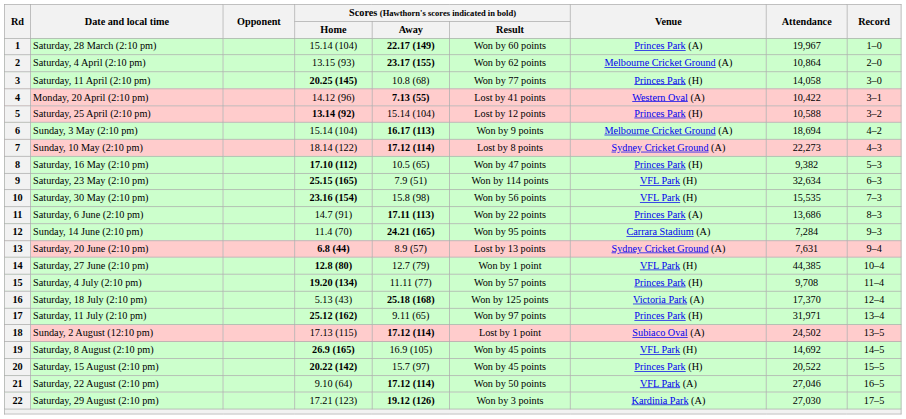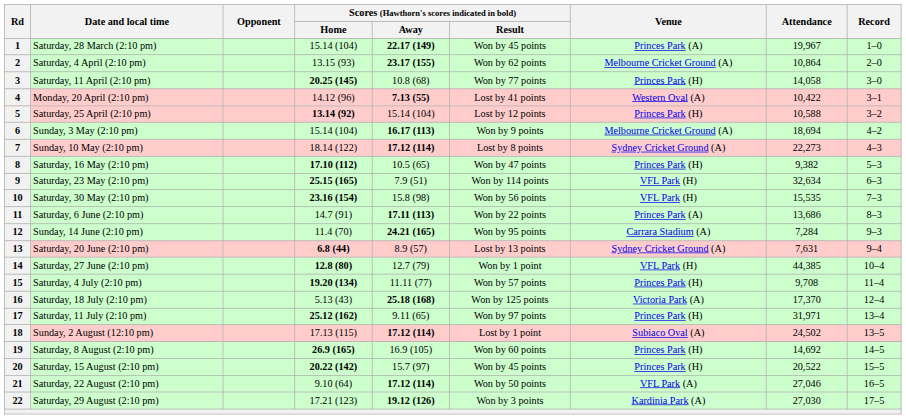(510, 47) Won by 60 points -> (510, 47) Won by 45 points
(510, 350) Won by 45 points -> (510, 350) Won by 60 points
(668, 350) VFL Park (H) -> (668, 350) Princes Park (H)
